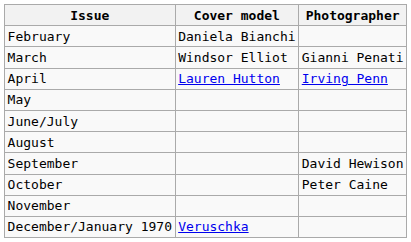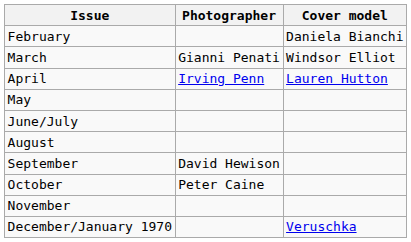columns swapped: (237, 15) <-> (353, 15)
